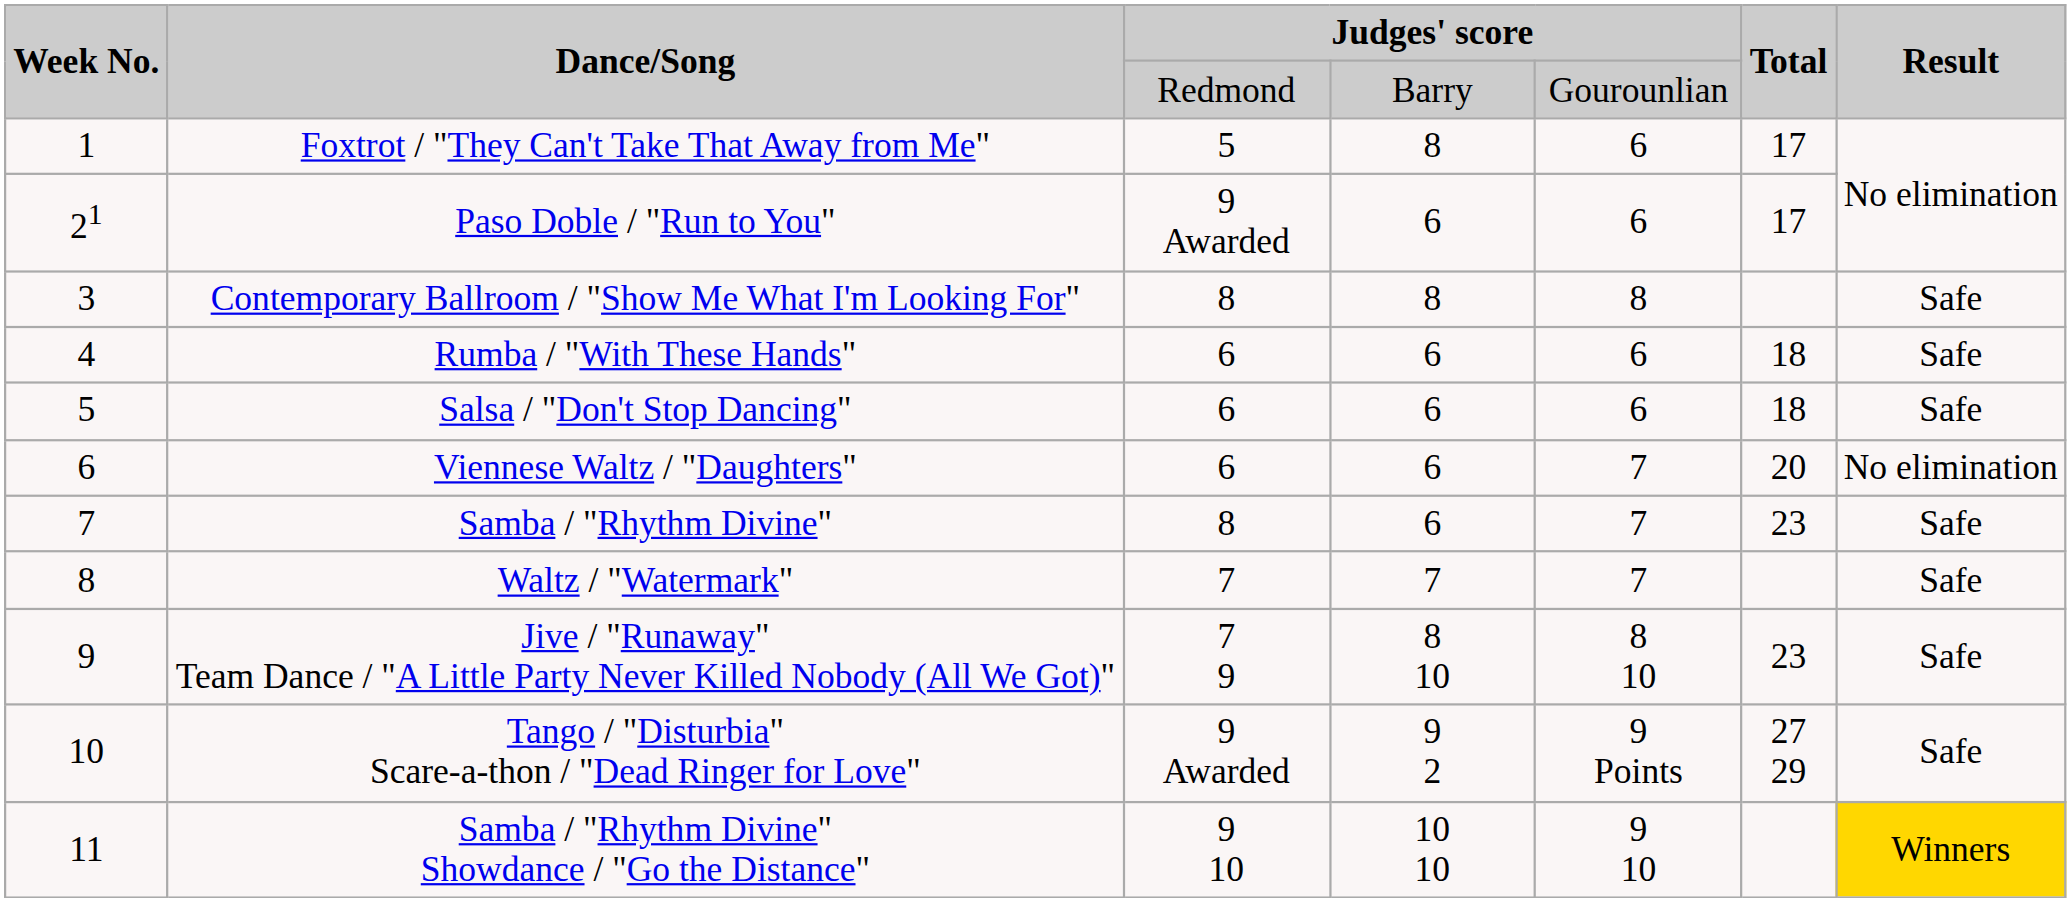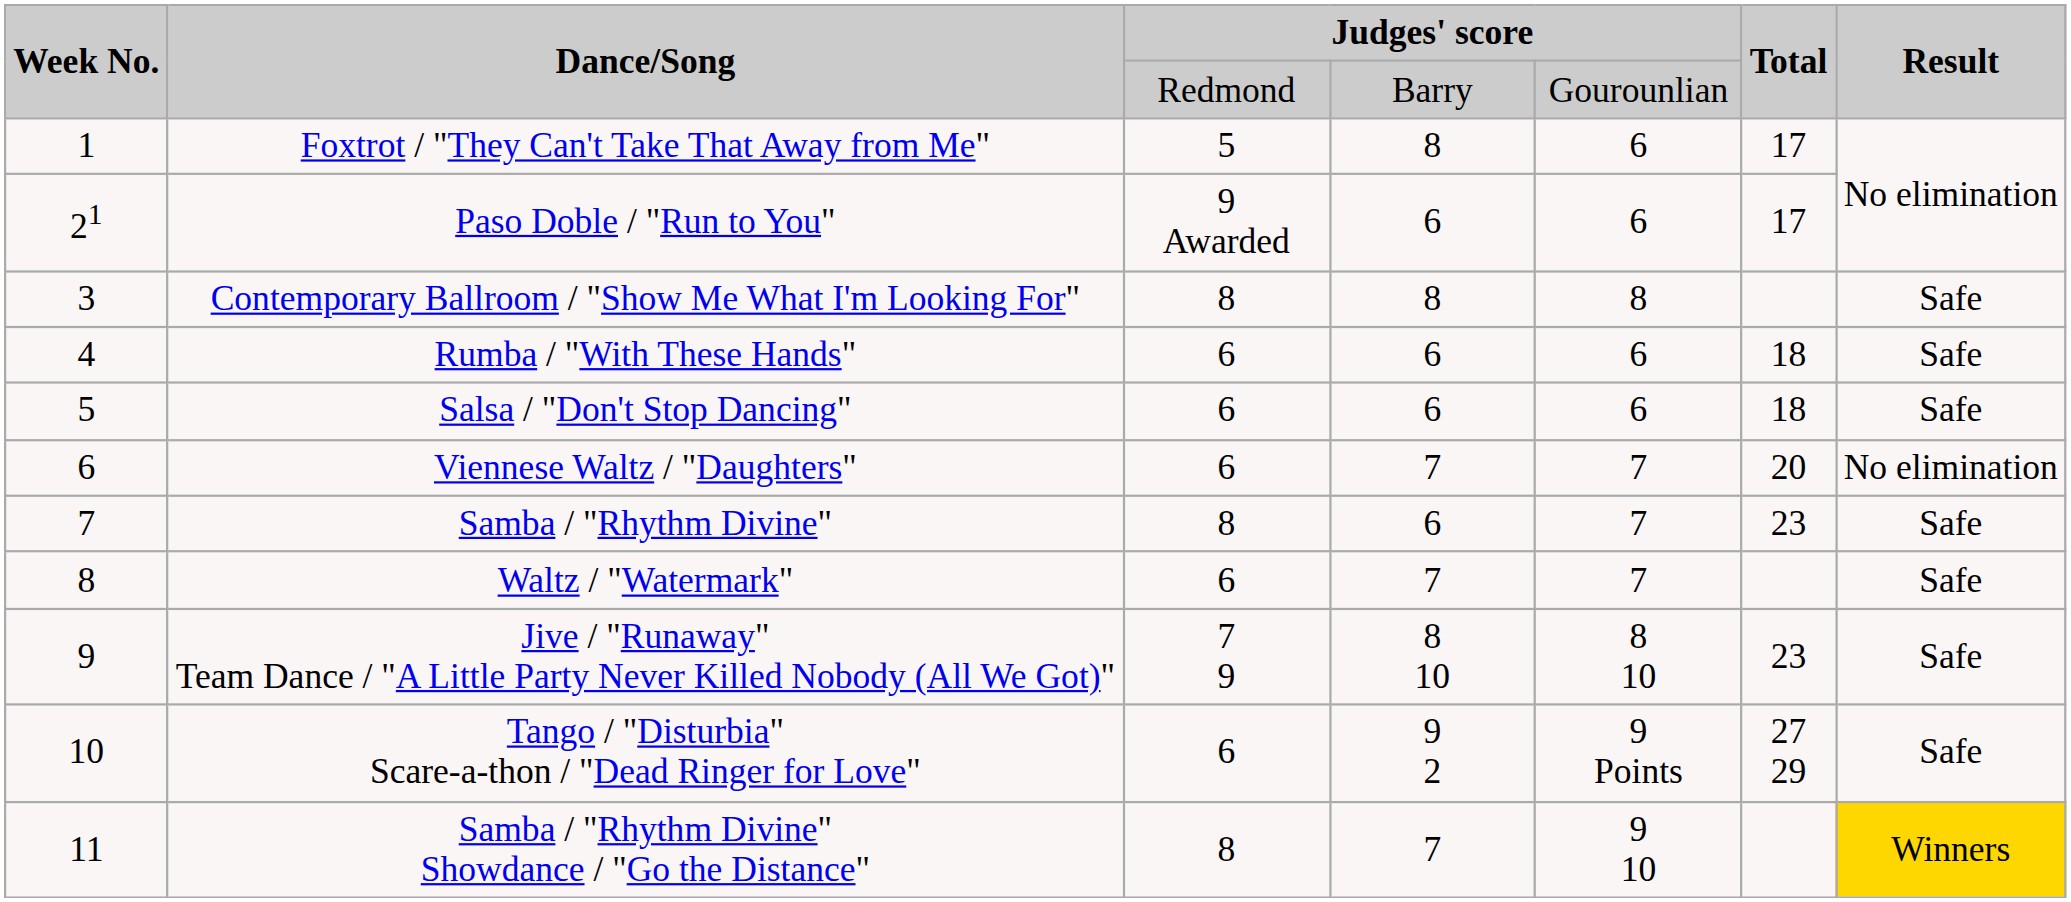(1432, 466) 6 -> (1432, 466) 7
(1226, 579) 7 -> (1226, 579) 6
(1226, 752) 9 Awarded -> (1226, 752) 6
(1226, 848) 9 10 -> (1226, 848) 8
(1432, 848) 10 10 -> (1432, 848) 7
